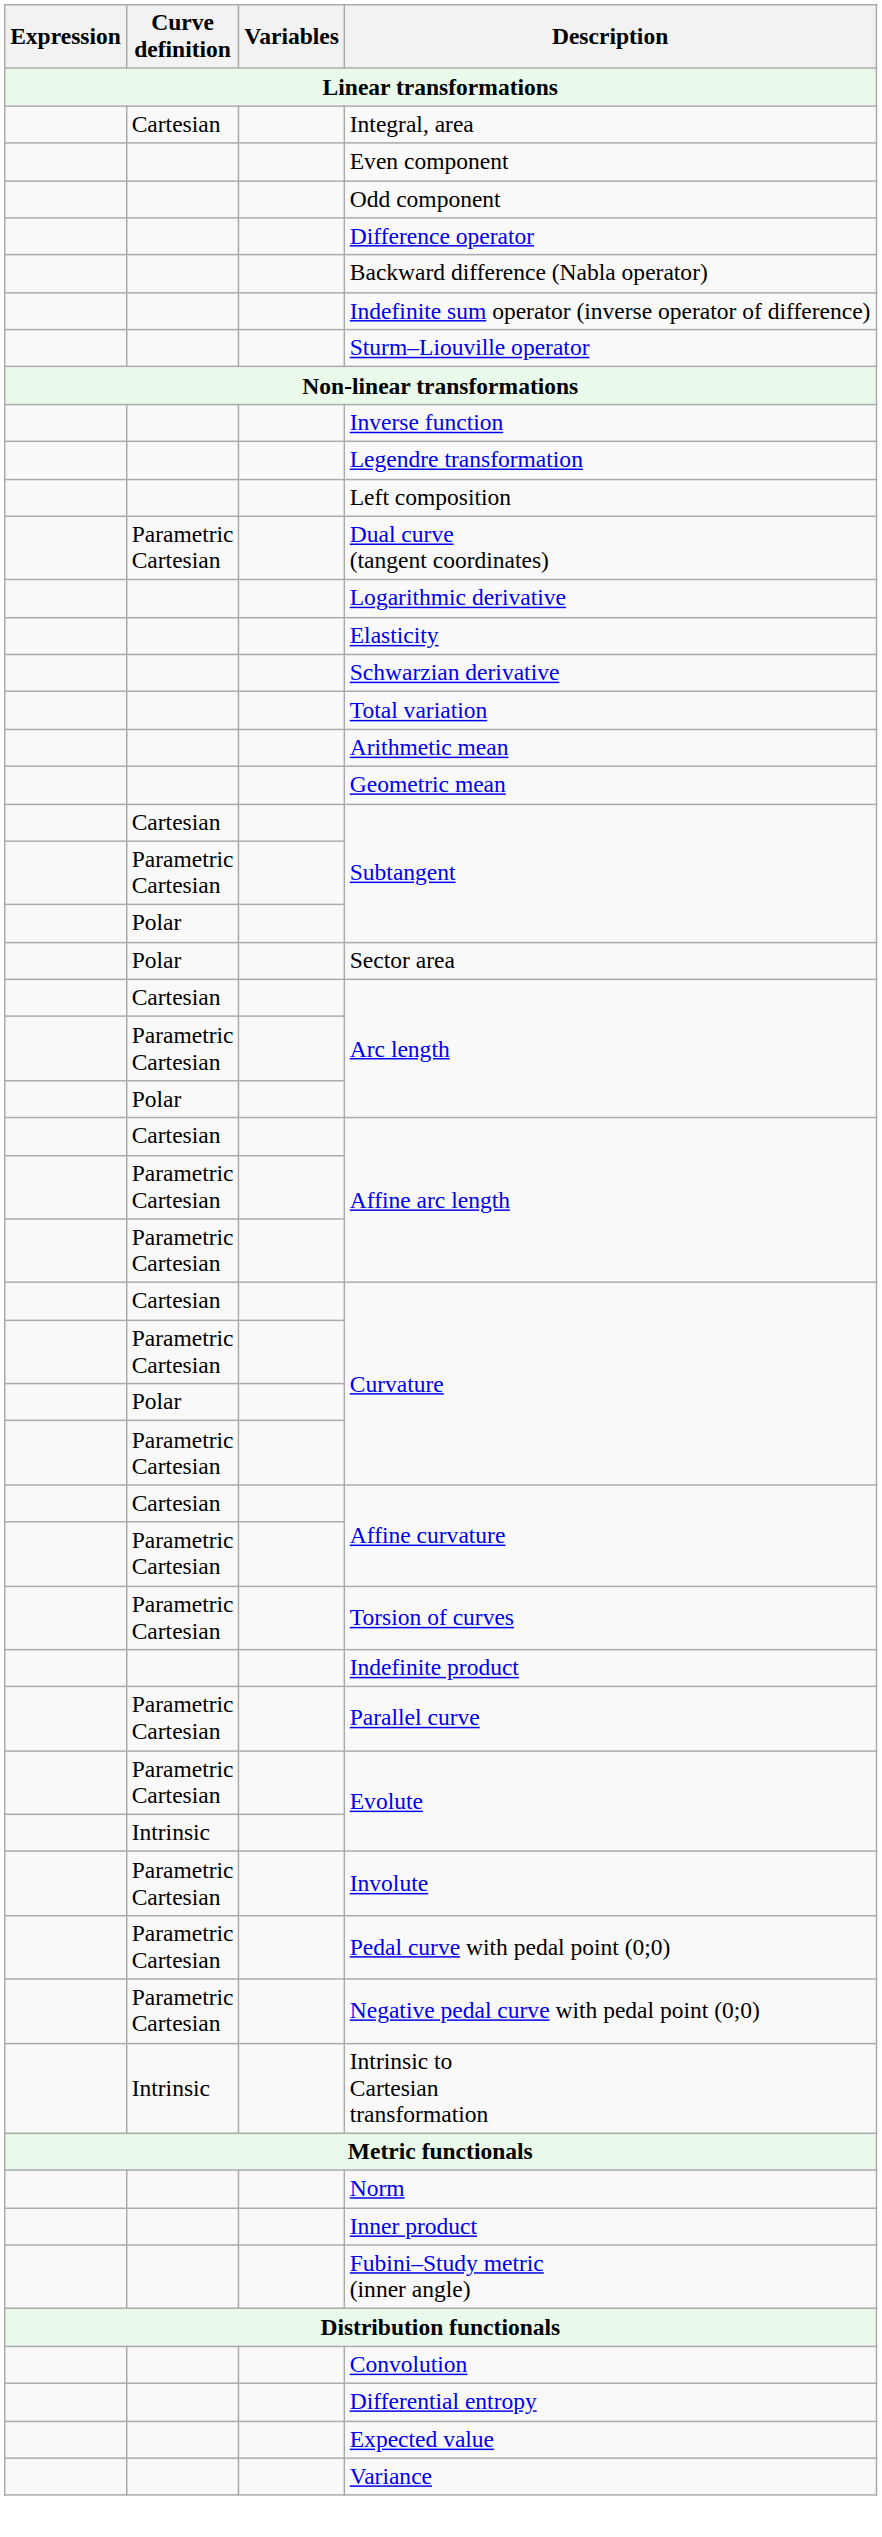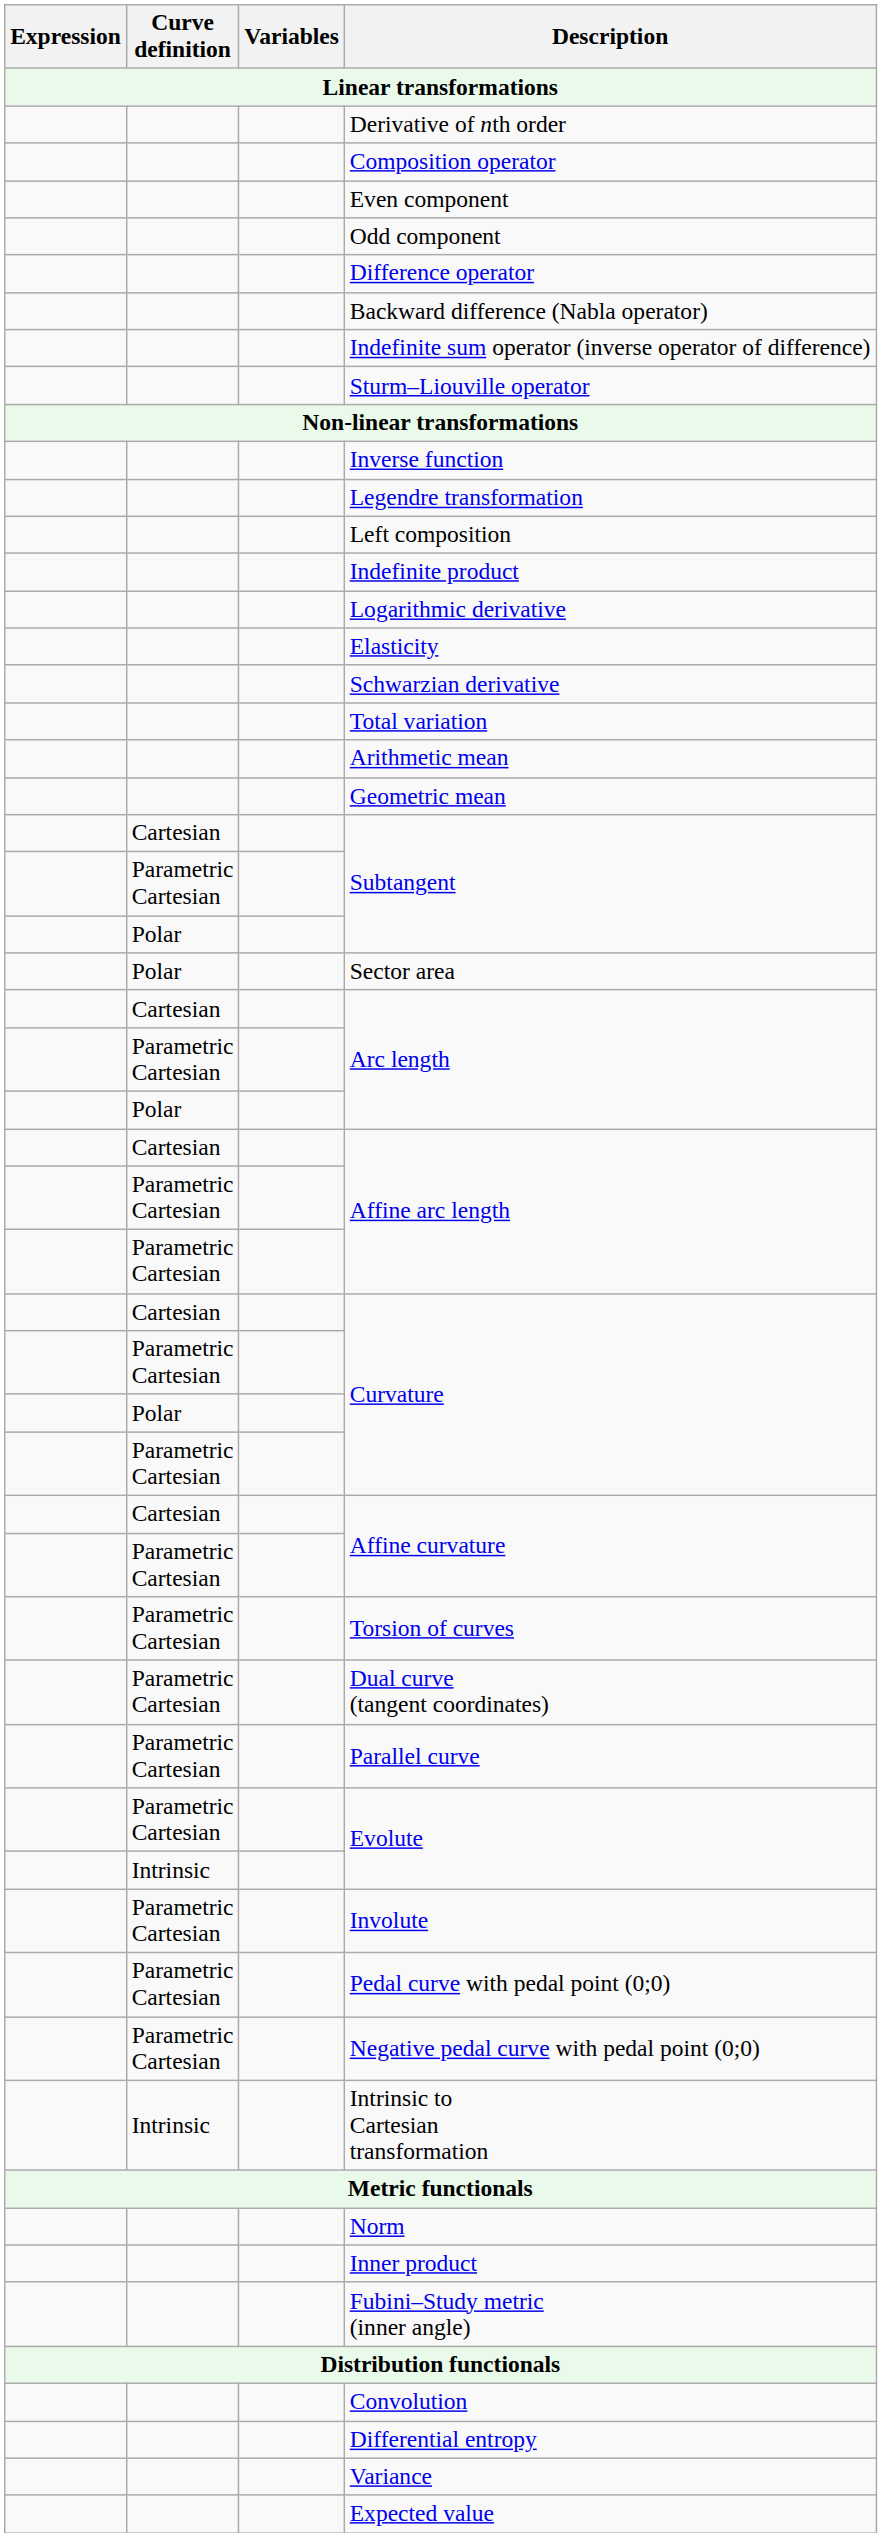+ row: (183, 124)
- row: (176, 124)
+ row: (183, 162)
rows swapped: (183, 1668) <-> (183, 547)
rows swapped: (183, 2439) <-> (183, 2477)
